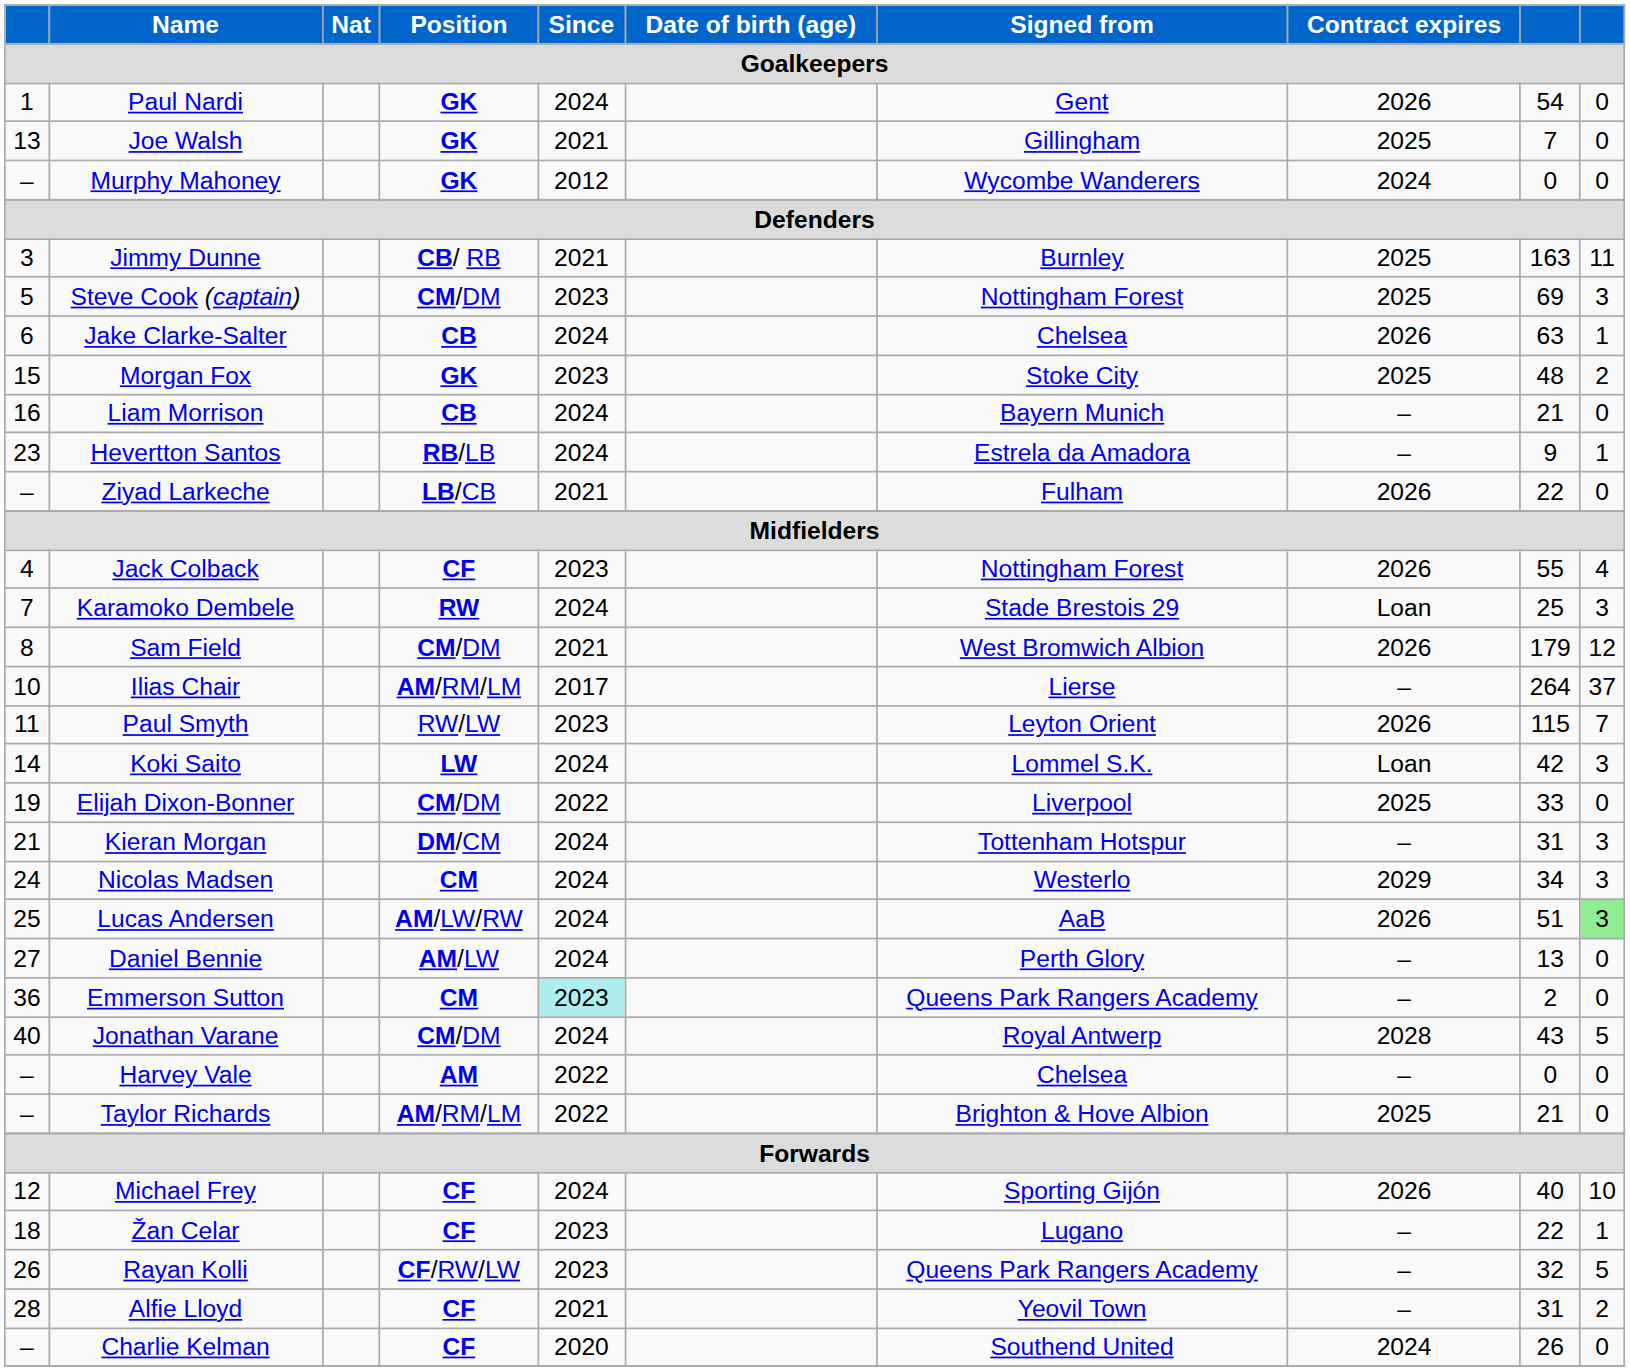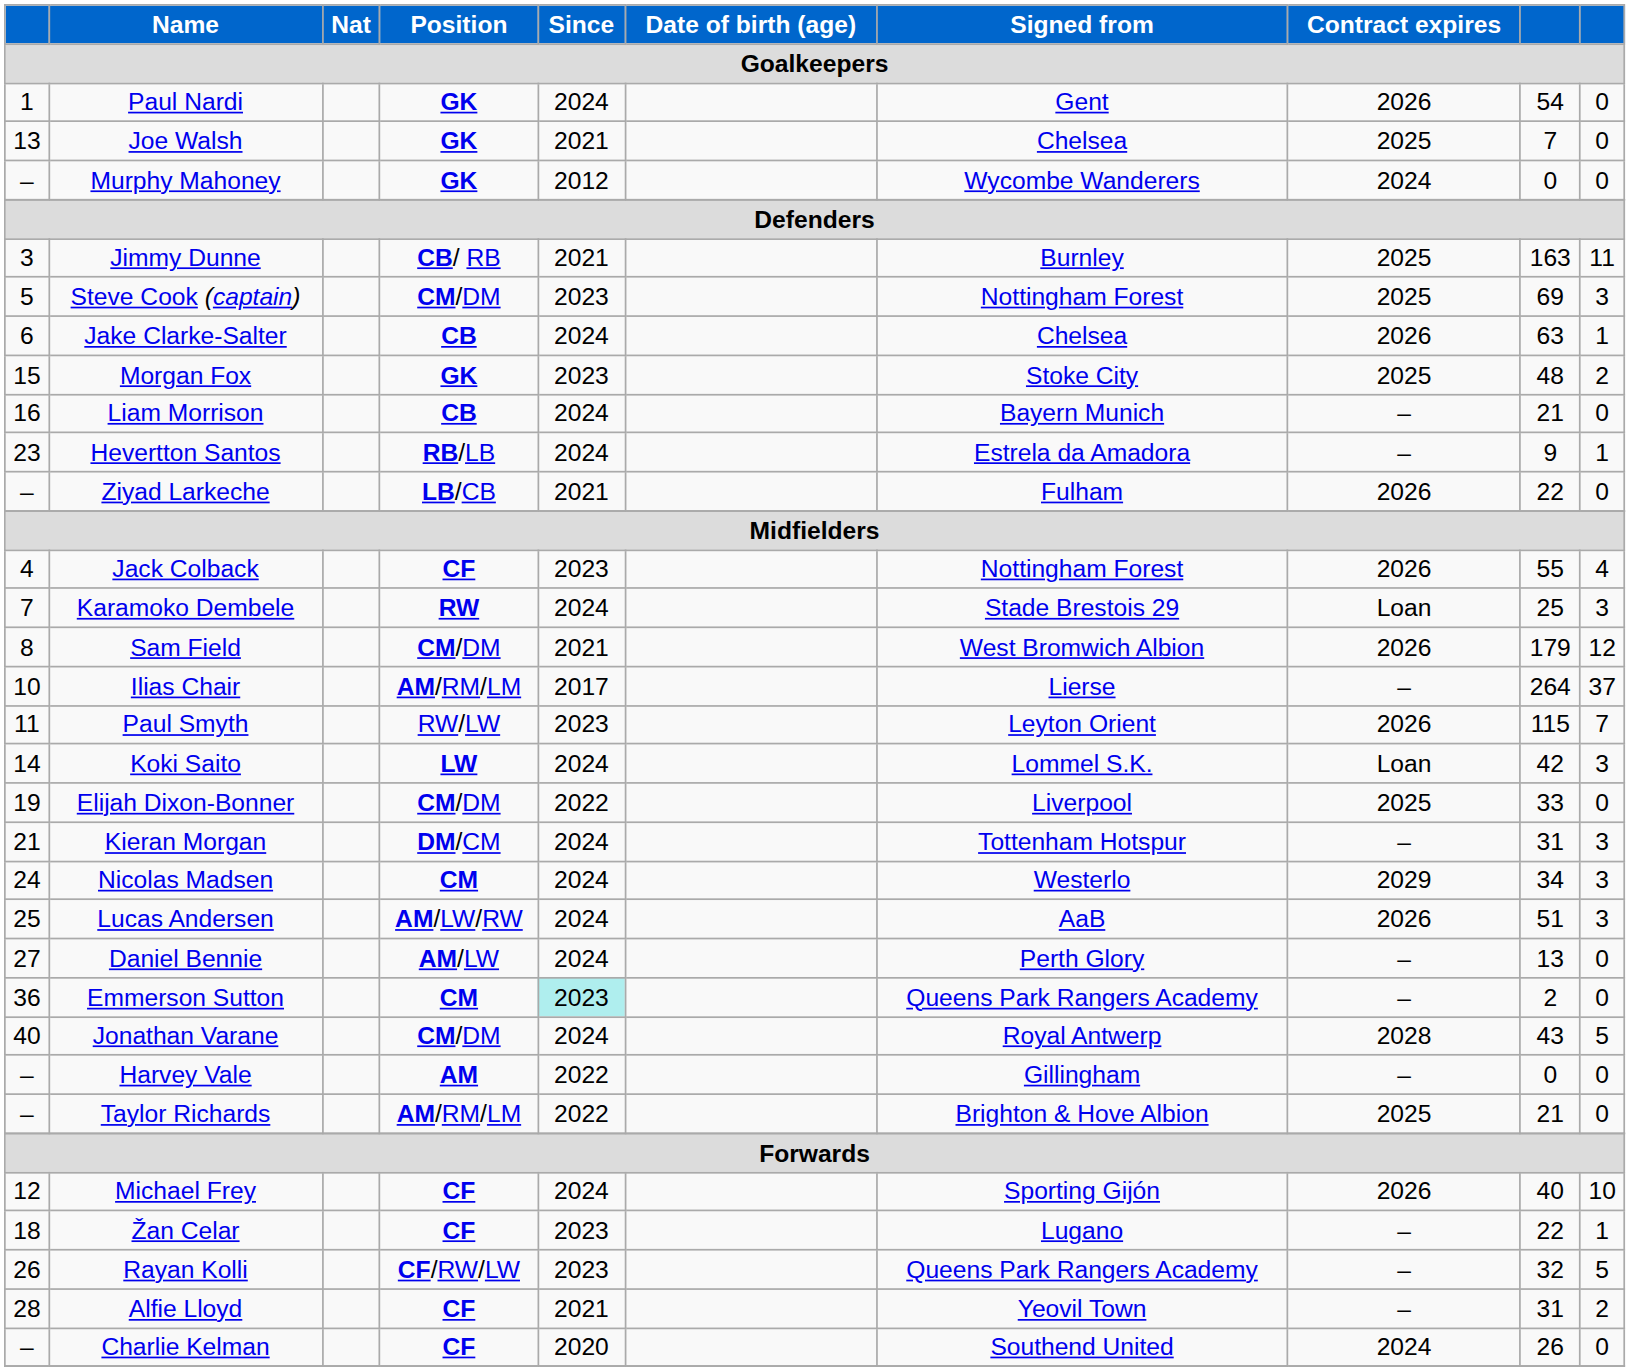(1082, 141) Gillingham -> (1082, 141) Chelsea
(1602, 919) lightgreen background -> (1602, 919) no background
(1082, 1075) Chelsea -> (1082, 1075) Gillingham
